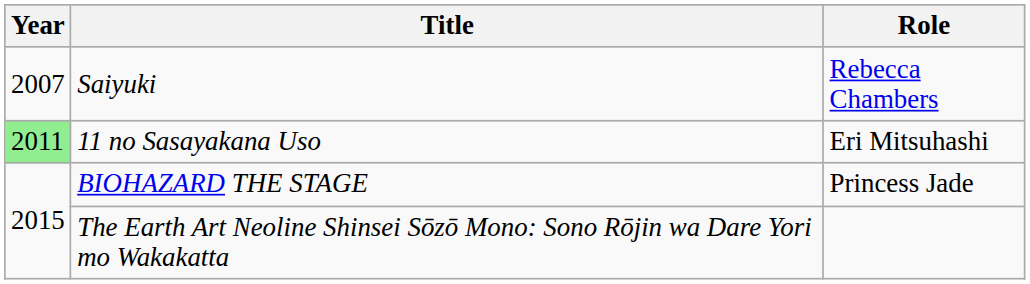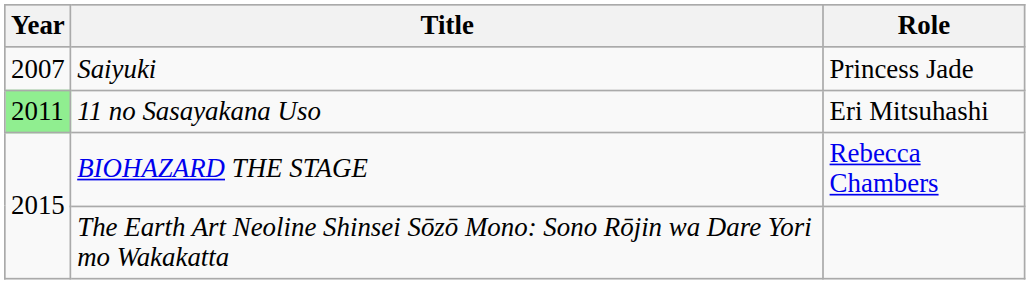(884, 83) Rebecca Chambers -> (902, 68) Princess Jade
(902, 183) Princess Jade -> (884, 168) Rebecca Chambers
